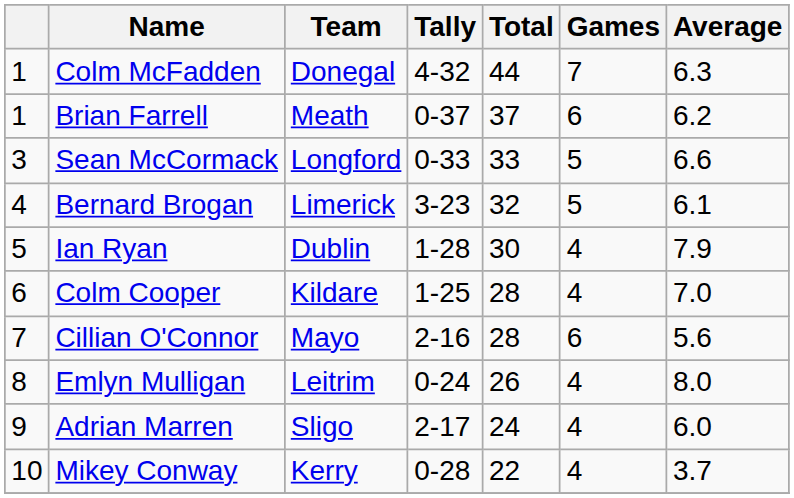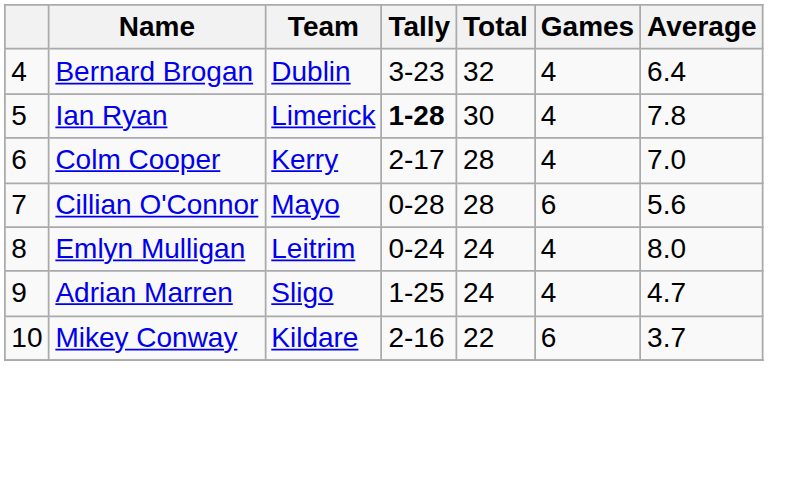- row: (158, 71)
- row: (132, 115)
- row: (167, 159)
(343, 204) Limerick -> (311, 71) Dublin
(574, 204) 5 -> (549, 71) 4
(692, 204) 6.1 -> (667, 71) 6.4
(330, 248) Dublin -> (323, 115) Limerick
(442, 248) normal -> (416, 115) bold
(692, 248) 7.9 -> (667, 115) 7.8
(334, 293) Kildare -> (305, 159) Kerry
(442, 293) 1-25 -> (416, 159) 2-17
(442, 337) 2-16 -> (416, 204) 0-28
(504, 381) 26 -> (479, 248) 24
(442, 426) 2-17 -> (416, 293) 1-25
(692, 426) 6.0 -> (667, 293) 4.7
(324, 470) Kerry -> (315, 337) Kildare
(442, 470) 0-28 -> (416, 337) 2-16
(574, 470) 4 -> (549, 337) 6
